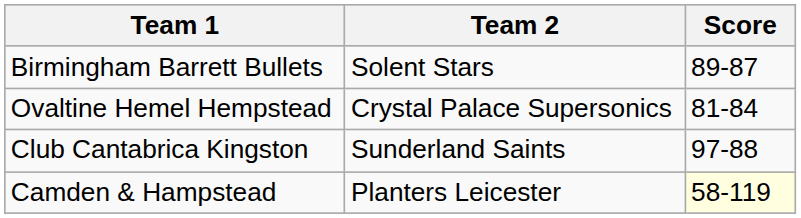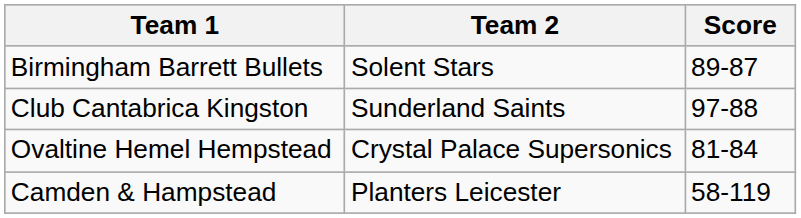rows swapped: (160, 150) <-> (171, 108)
(731, 191) lightyellow background -> (731, 191) no background
